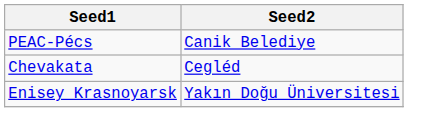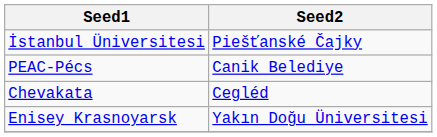+ row: (107, 43)
